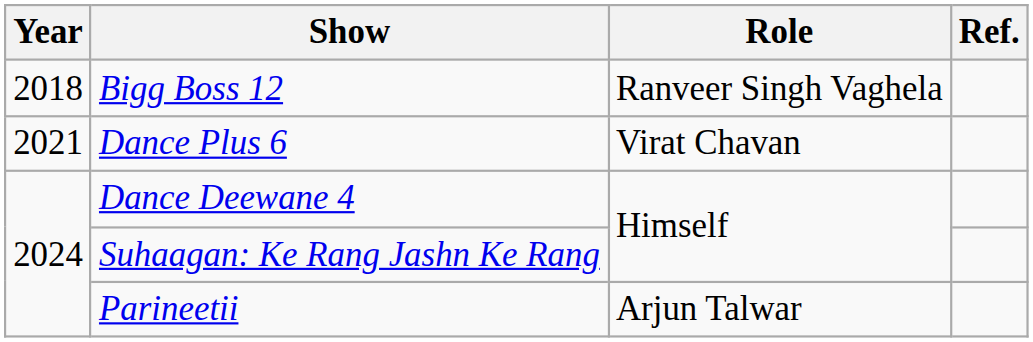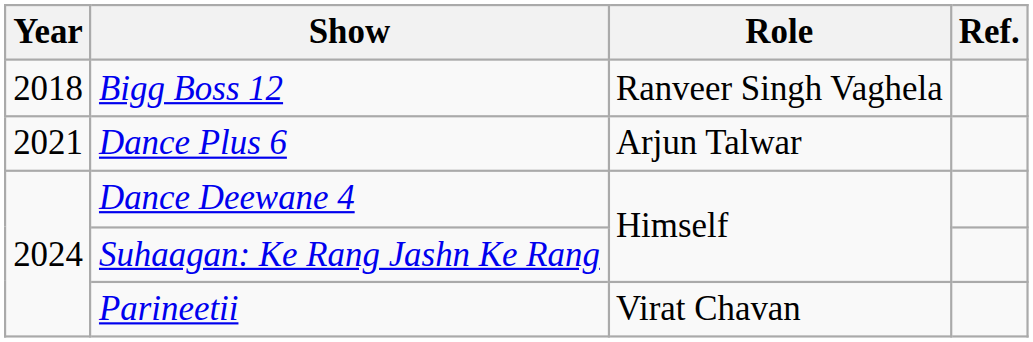(708, 142) Virat Chavan -> (709, 142) Arjun Talwar
(709, 308) Arjun Talwar -> (708, 308) Virat Chavan
